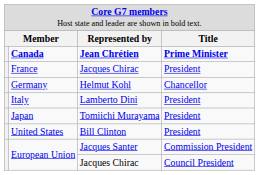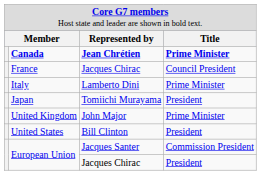(182, 69) President -> (201, 69) Council President
- row: (29, 85)
(182, 100) President -> (195, 85) Prime Minister
+ row: (44, 116)
(199, 162) Council President -> (184, 162) President
